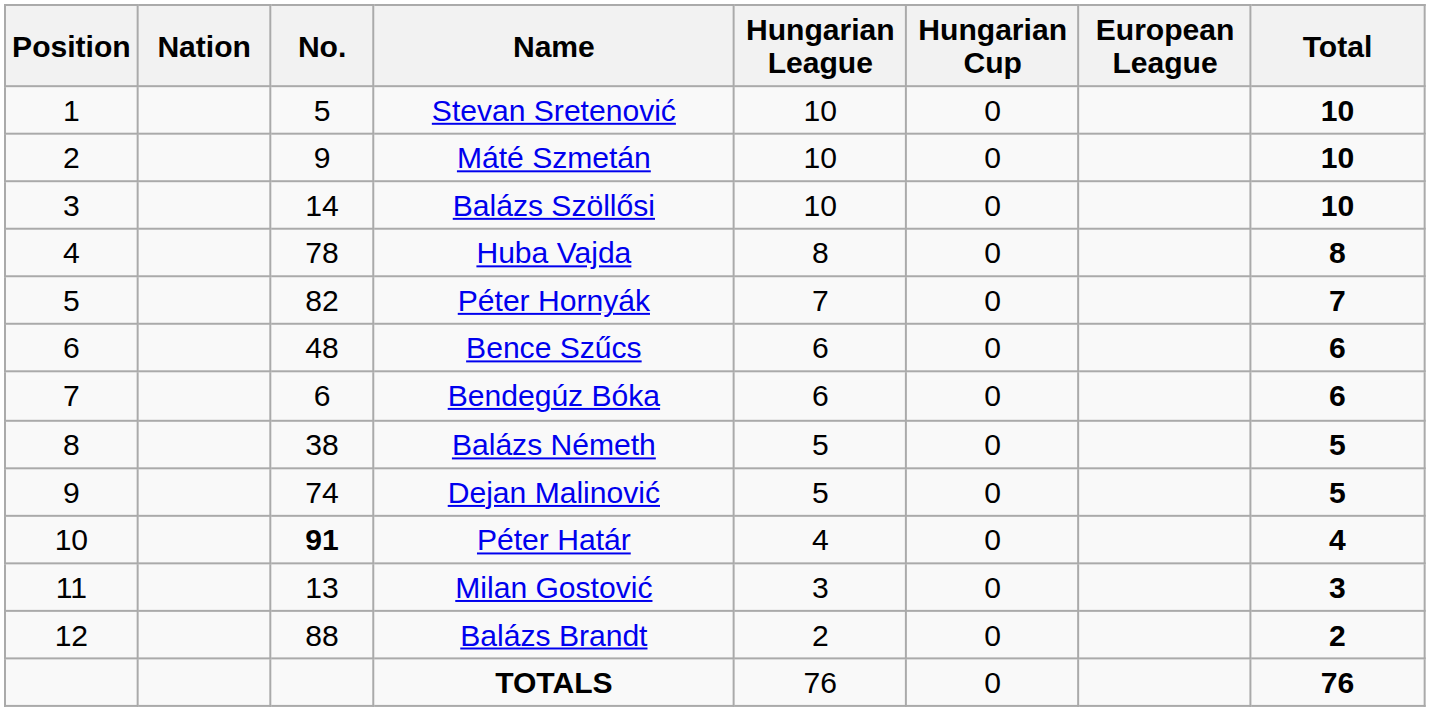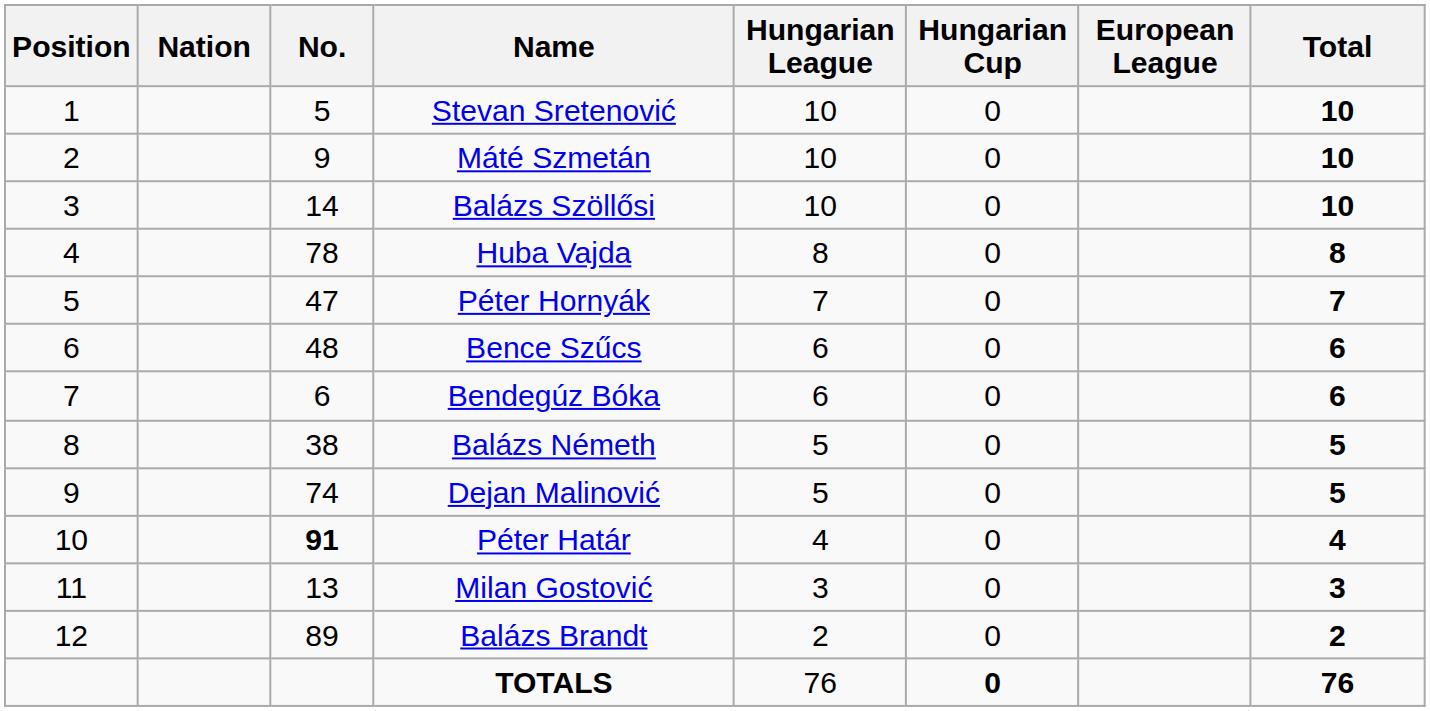(322, 301) 82 -> (322, 301) 47
(322, 634) 88 -> (322, 634) 89
(993, 682) normal -> (993, 682) bold
